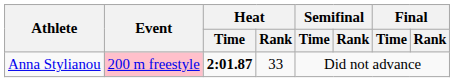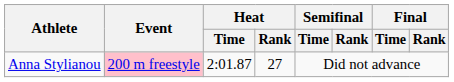(230, 64) bold -> (229, 64) normal
(276, 64) 33 -> (275, 64) 27
